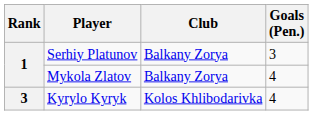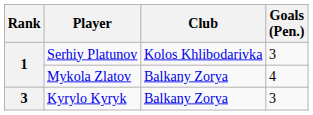(186, 53) Balkany Zorya -> (203, 53) Kolos Khlibodarivka
(203, 98) Kolos Khlibodarivka -> (186, 98) Balkany Zorya
(272, 98) 4 -> (272, 98) 3
